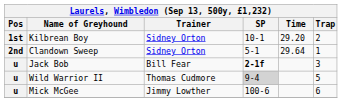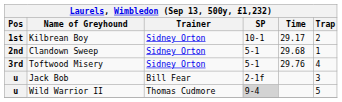(292, 38) 29.20 -> (292, 38) 29.17
(292, 51) 29.64 -> (292, 51) 29.68
+ row: (66, 64)
(255, 64) bold -> (255, 78) normal
- row: (54, 91)
